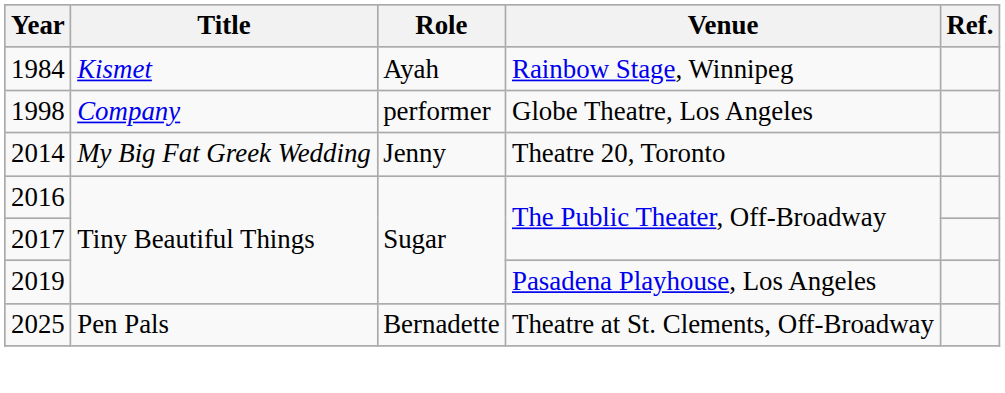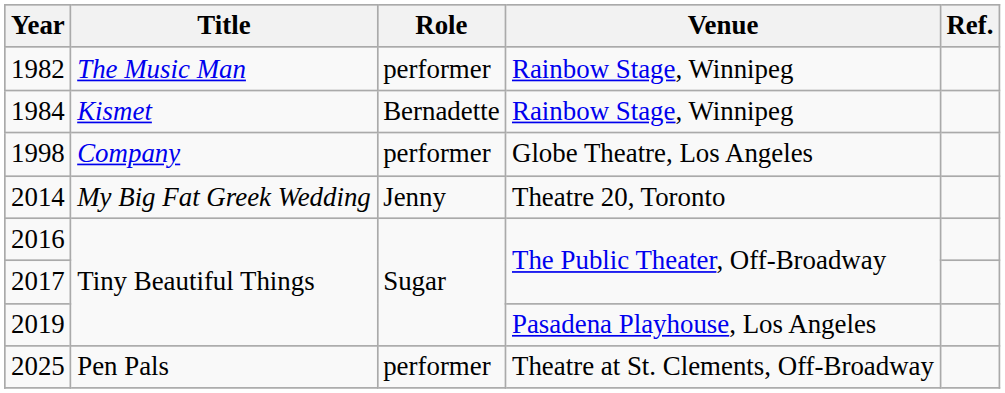+ row: (38, 68)
(411, 68) Ayah -> (441, 111) Bernadette
(441, 324) Bernadette -> (437, 366) performer
